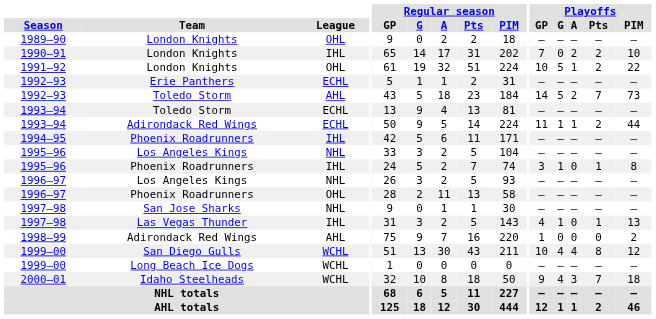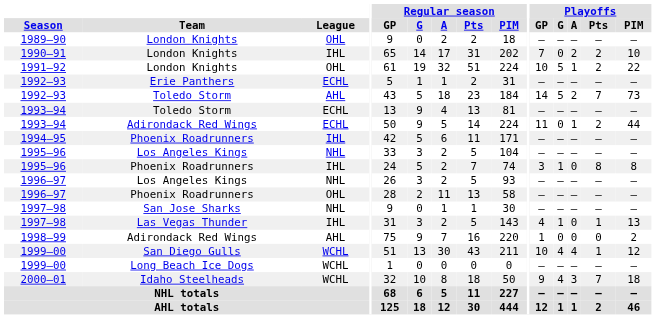(560, 124) 1 -> (560, 124) 0
(598, 166) 1 -> (598, 166) 8
(598, 251) 8 -> (598, 251) 1
